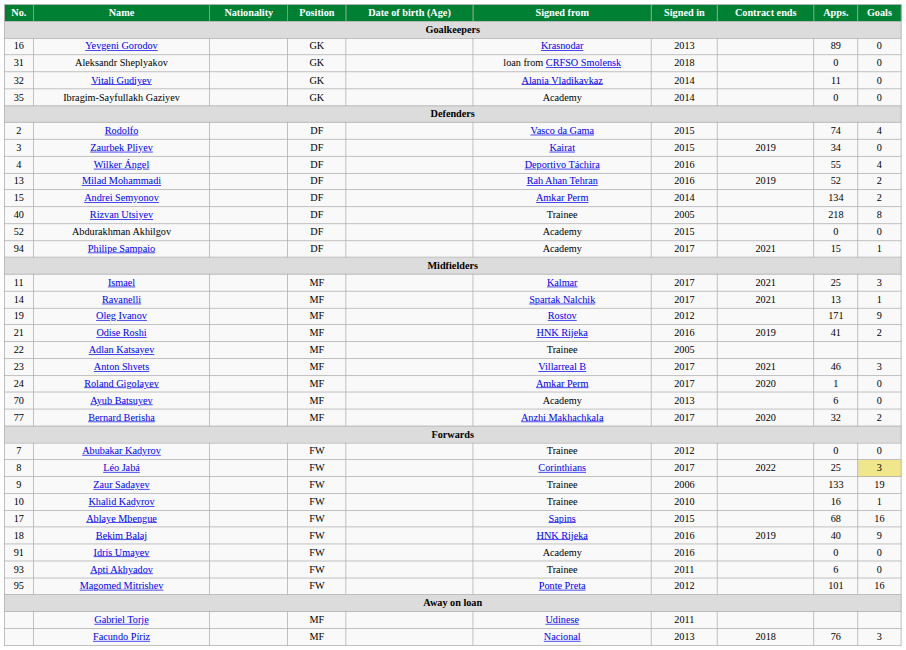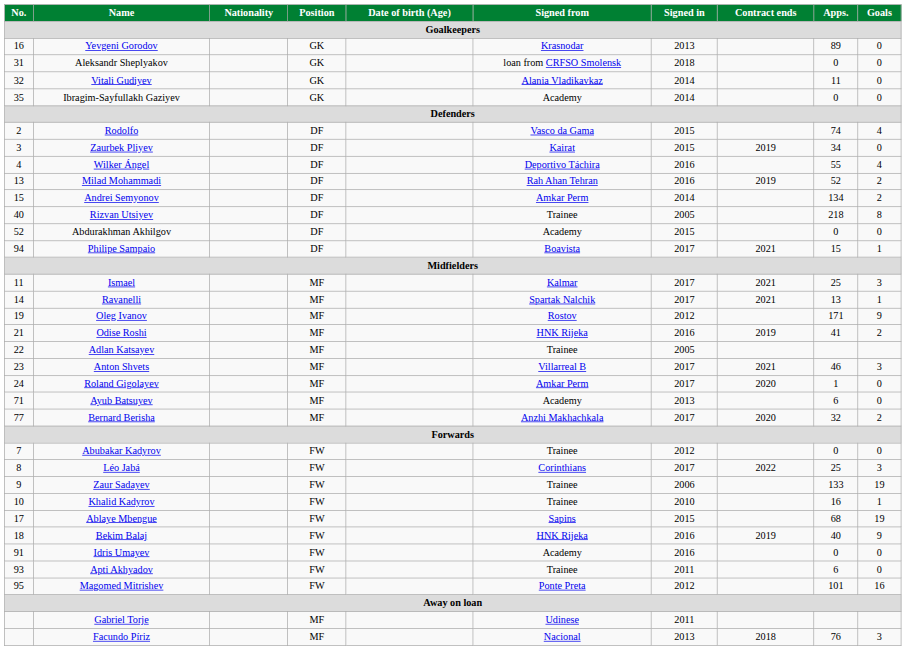(562, 249) Academy -> (562, 249) Boavista
(19, 401) 70 -> (19, 401) 71
(879, 468) khaki background -> (879, 468) no background
(879, 519) 16 -> (879, 519) 19
